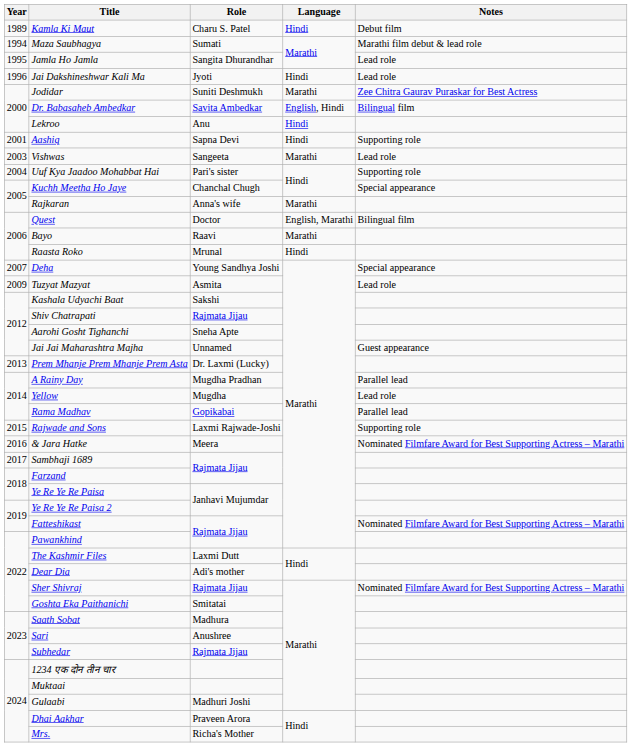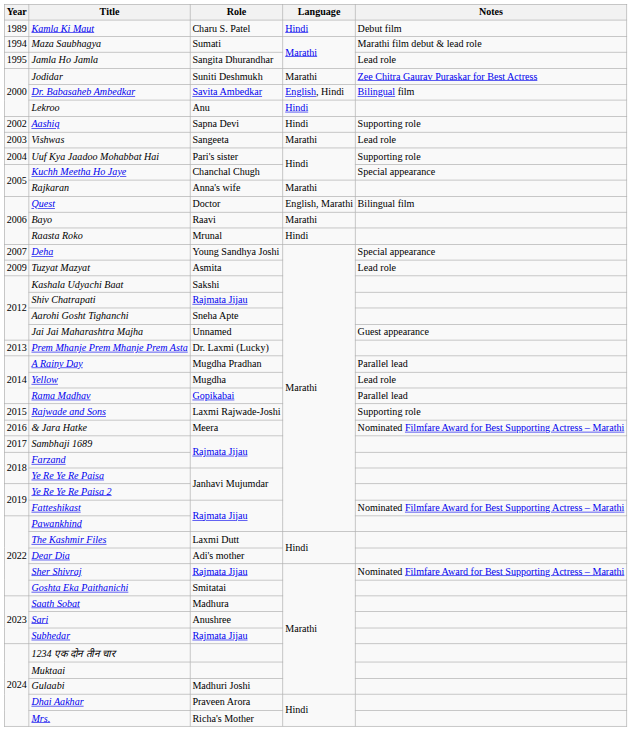- row: (88, 76)
(17, 140) 2001 -> (17, 124) 2002
